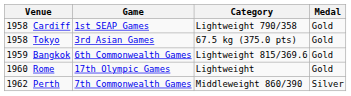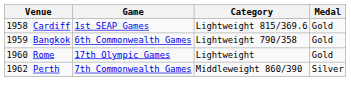(246, 26) Lightweight 790/358 -> (252, 26) Lightweight 815/369.6
- row: (33, 40)
(252, 55) Lightweight 815/369.6 -> (246, 40) Lightweight 790/358
